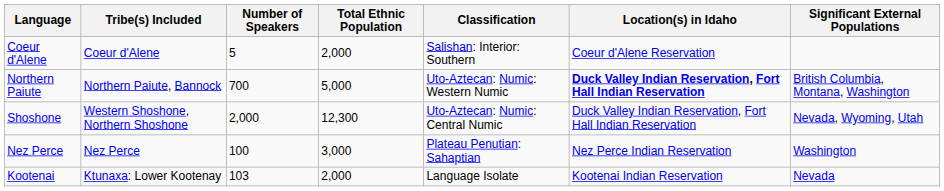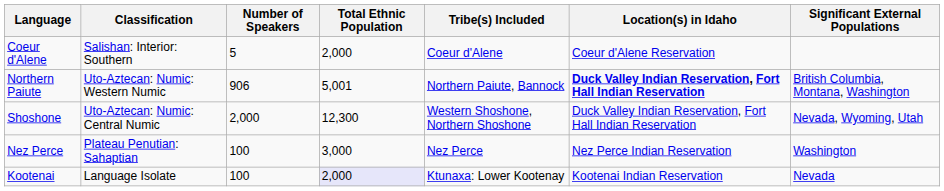columns swapped: (496, 20) <-> (154, 20)
(239, 85) 700 -> (239, 85) 906
(336, 85) 5,000 -> (337, 85) 5,001
(239, 176) 103 -> (239, 176) 100
(336, 176) no background -> (337, 176) lavender background
